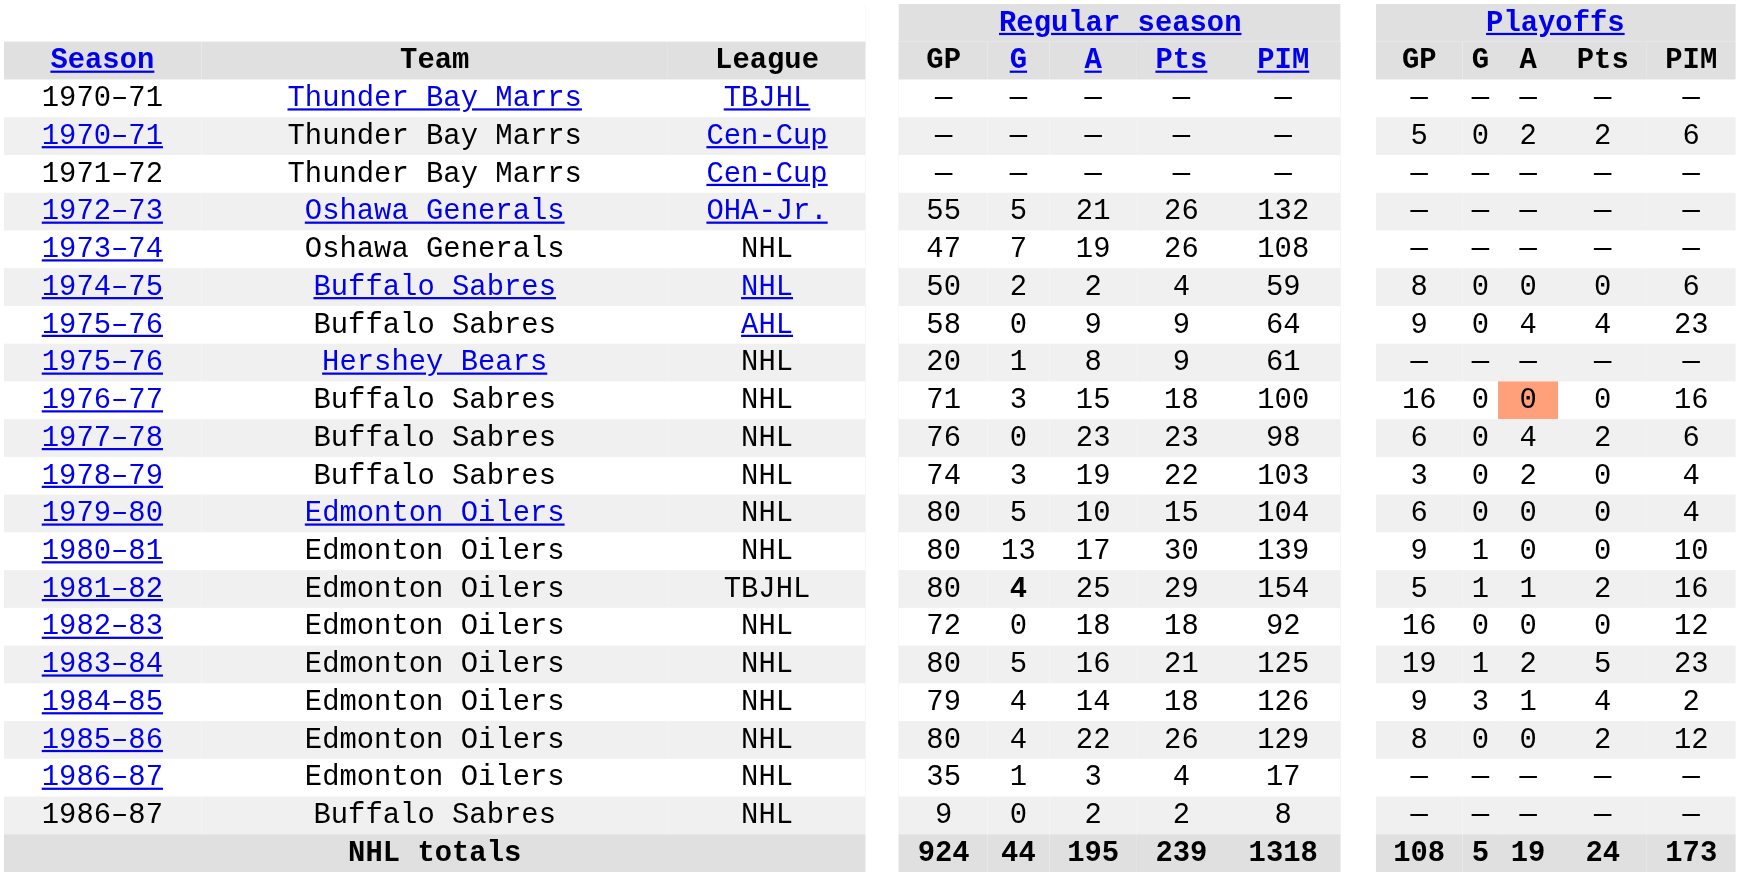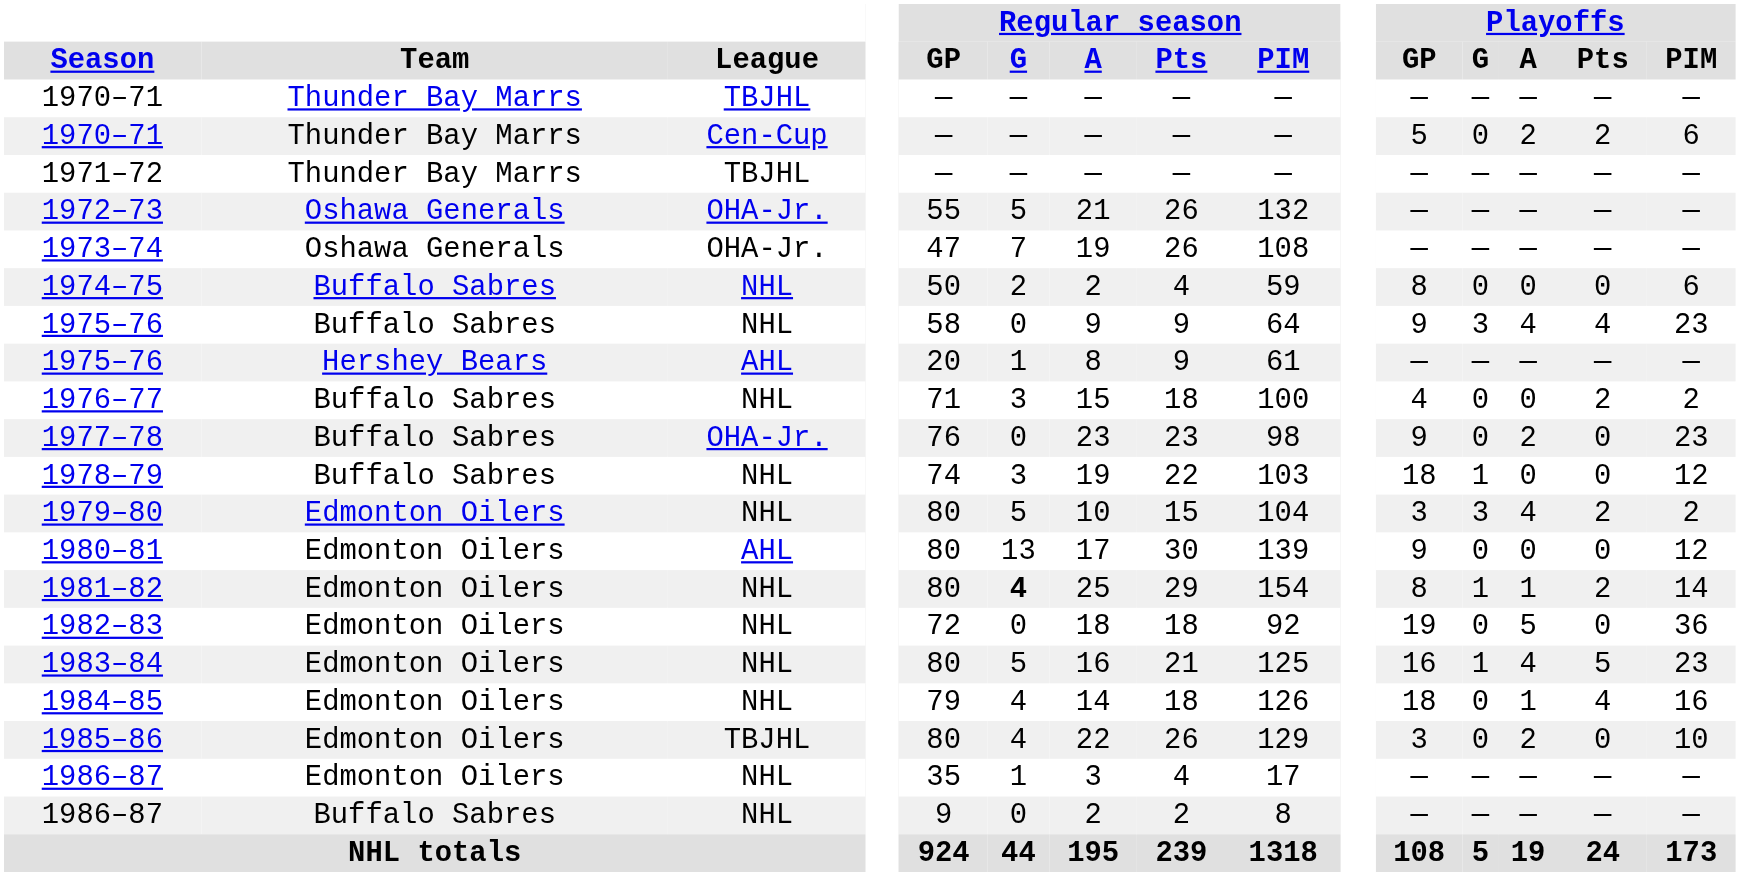(767, 174) Cen-Cup -> (767, 174) TBJHL
(767, 249) NHL -> (767, 249) OHA-Jr.
(767, 325) AHL -> (767, 325) NHL
(1480, 325) 0 -> (1480, 325) 3
(767, 363) NHL -> (767, 363) AHL
(1419, 400) 16 -> (1419, 400) 4
(1528, 400) lightsalmon background -> (1528, 400) no background
(1603, 400) 0 -> (1603, 400) 2
(1691, 400) 16 -> (1691, 400) 2
(767, 438) NHL -> (767, 438) OHA-Jr.
(1419, 438) 6 -> (1419, 438) 9
(1528, 438) 4 -> (1528, 438) 2
(1603, 438) 2 -> (1603, 438) 0
(1691, 438) 6 -> (1691, 438) 23
(1419, 476) 3 -> (1419, 476) 18
(1480, 476) 0 -> (1480, 476) 1
(1528, 476) 2 -> (1528, 476) 0
(1691, 476) 4 -> (1691, 476) 12
(1419, 513) 6 -> (1419, 513) 3
(1480, 513) 0 -> (1480, 513) 3
(1528, 513) 0 -> (1528, 513) 4
(1603, 513) 0 -> (1603, 513) 2
(1691, 513) 4 -> (1691, 513) 2
(767, 551) NHL -> (767, 551) AHL
(1480, 551) 1 -> (1480, 551) 0
(1691, 551) 10 -> (1691, 551) 12
(767, 589) TBJHL -> (767, 589) NHL
(1419, 589) 5 -> (1419, 589) 8
(1691, 589) 16 -> (1691, 589) 14
(1419, 627) 16 -> (1419, 627) 19
(1528, 627) 0 -> (1528, 627) 5
(1691, 627) 12 -> (1691, 627) 36
(1419, 664) 19 -> (1419, 664) 16
(1528, 664) 2 -> (1528, 664) 4
(1419, 702) 9 -> (1419, 702) 18
(1480, 702) 3 -> (1480, 702) 0
(1691, 702) 2 -> (1691, 702) 16
(767, 740) NHL -> (767, 740) TBJHL
(1419, 740) 8 -> (1419, 740) 3
(1528, 740) 0 -> (1528, 740) 2
(1603, 740) 2 -> (1603, 740) 0
(1691, 740) 12 -> (1691, 740) 10
